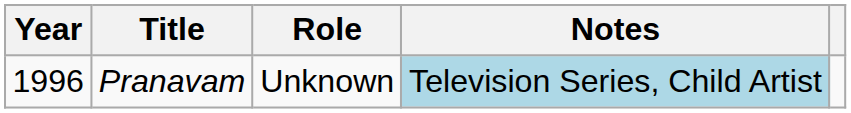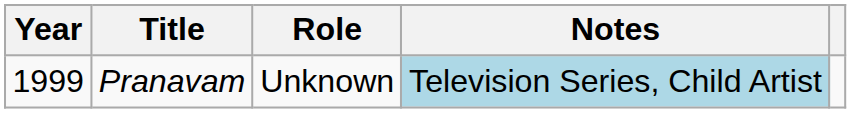(48, 81) 1996 -> (48, 81) 1999
